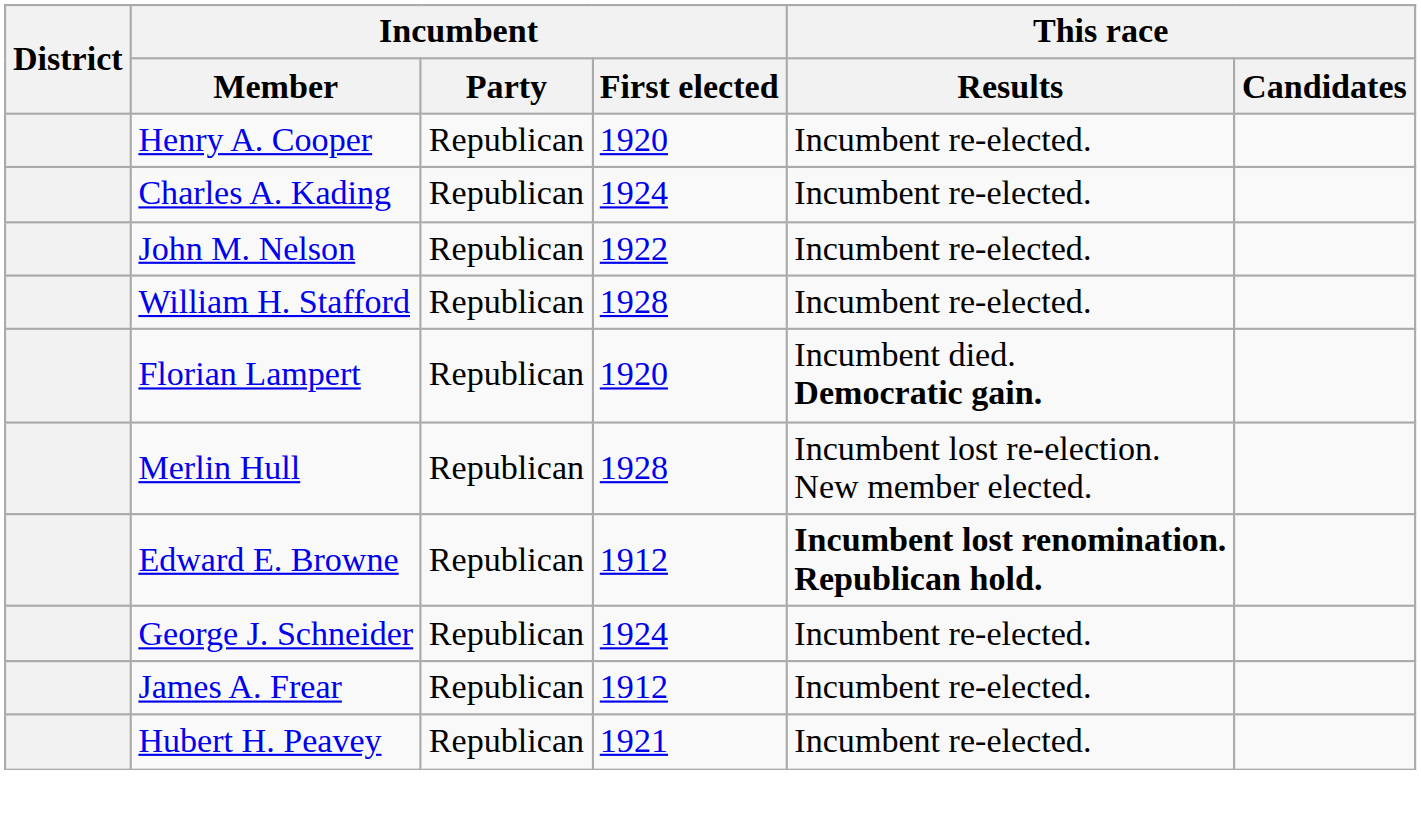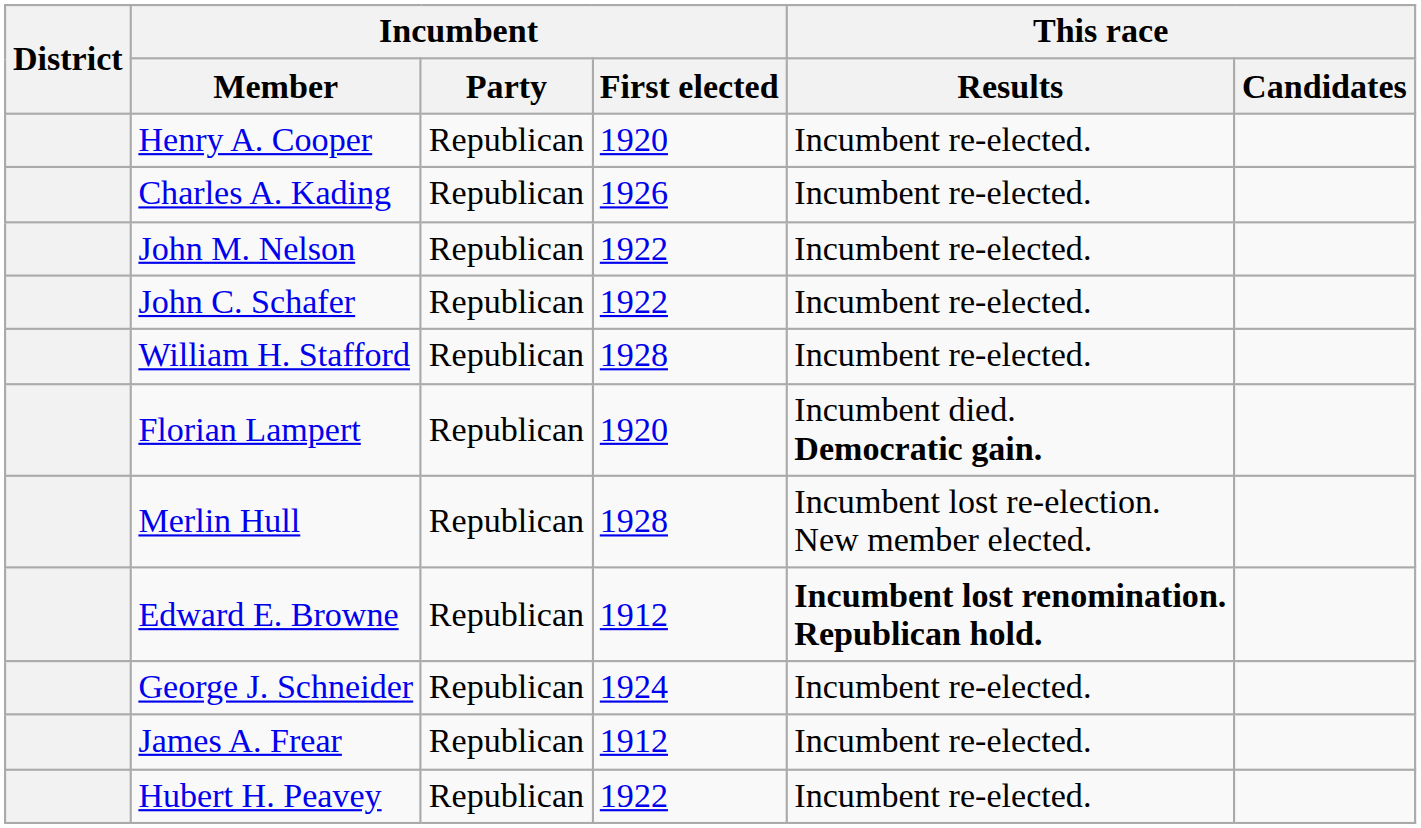(634, 193) 1924 -> (634, 193) 1926
+ row: (247, 301)
(634, 741) 1921 -> (634, 795) 1922
